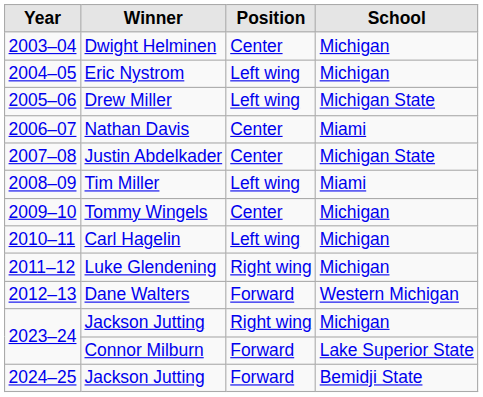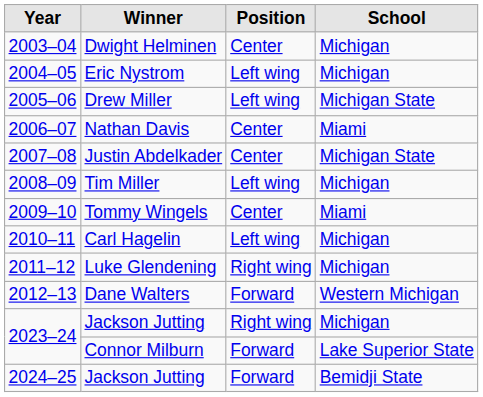(343, 184) Miami -> (355, 184) Michigan
(355, 211) Michigan -> (343, 211) Miami
